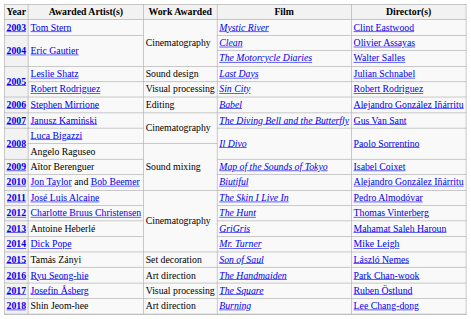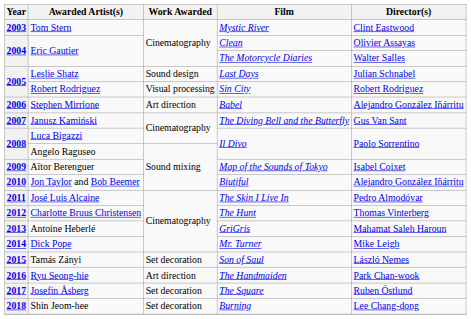(160, 105) Editing -> (171, 105) Art direction
(180, 290) Visual processing -> (174, 290) Set decoration
(171, 306) Art direction -> (174, 306) Set decoration
